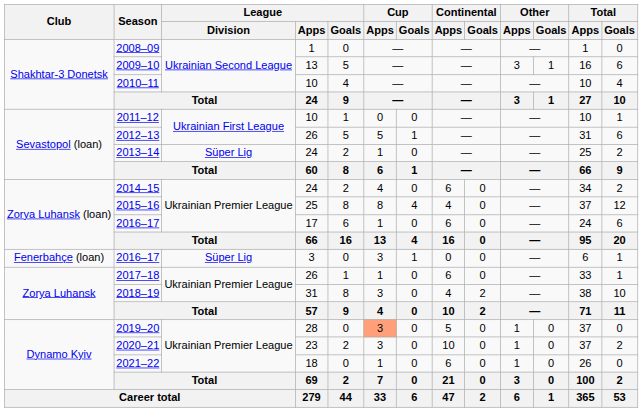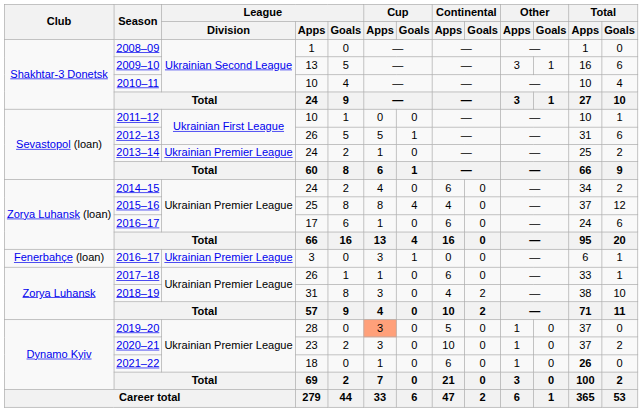(229, 153) Süper Lig -> (229, 153) Ukrainian Premier League
(229, 258) Süper Lig -> (229, 258) Ukrainian Premier League
(585, 363) normal -> (585, 363) bold
